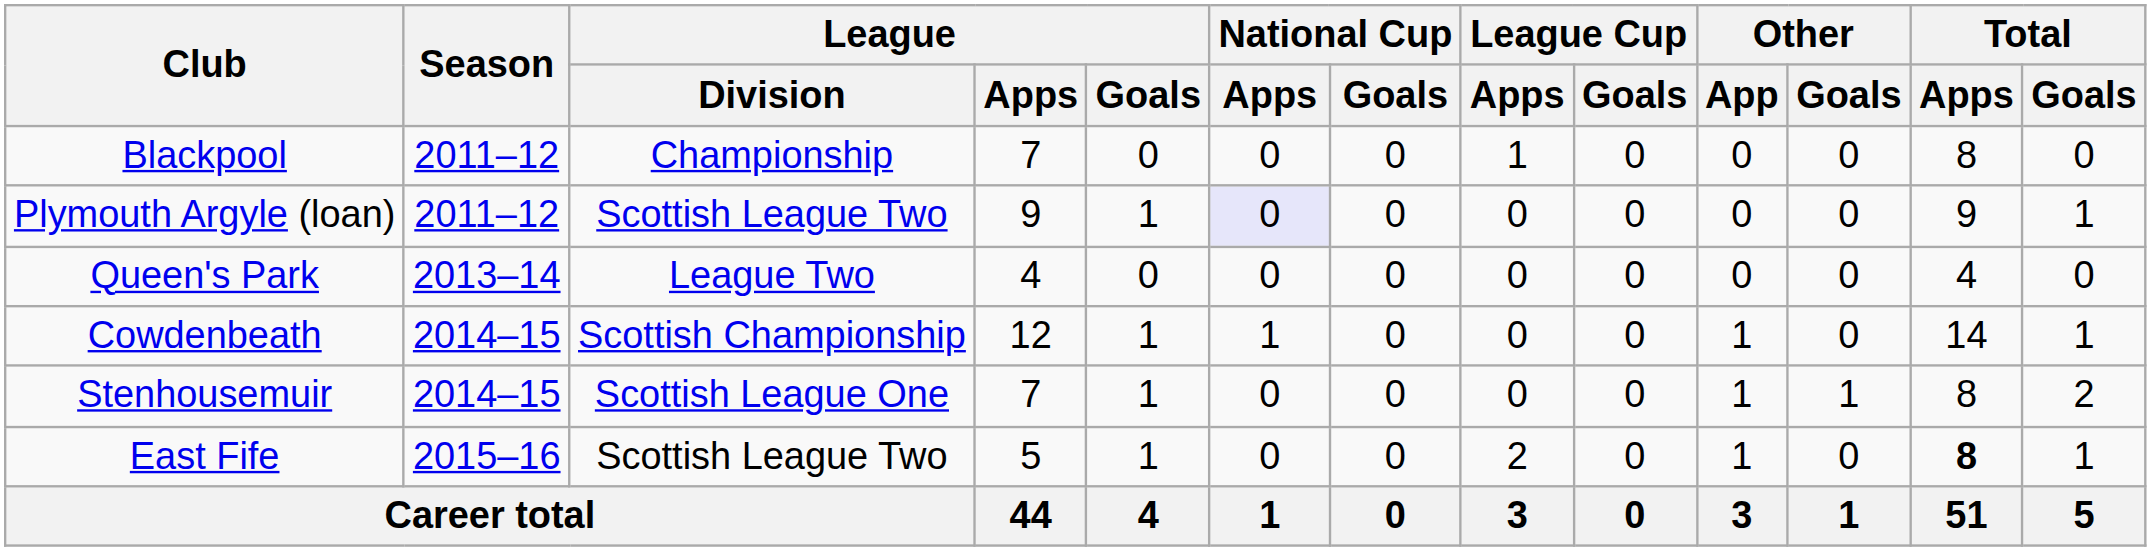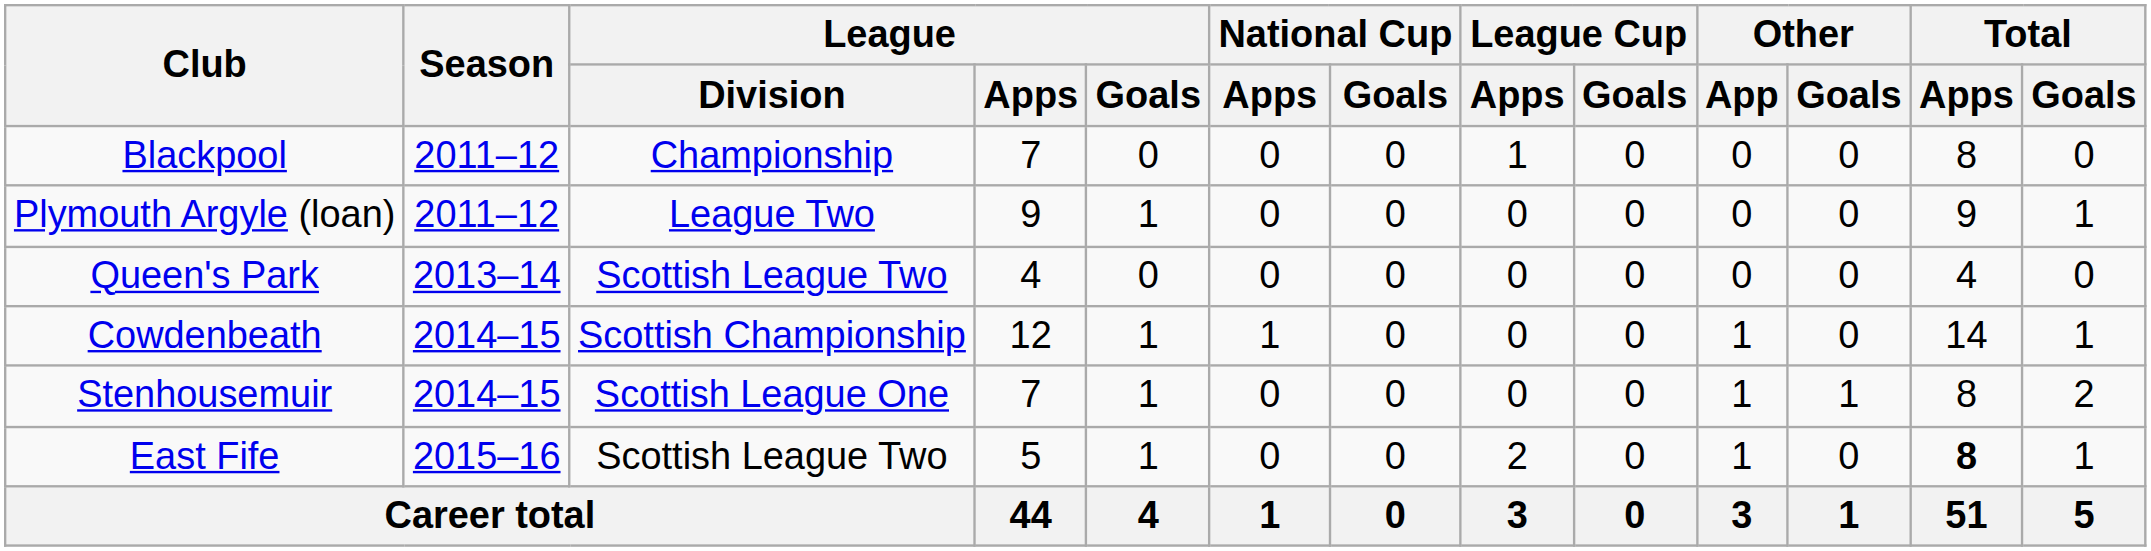(772, 214) Scottish League Two -> (772, 214) League Two
(1270, 214) lavender background -> (1270, 214) no background
(772, 275) League Two -> (772, 275) Scottish League Two
